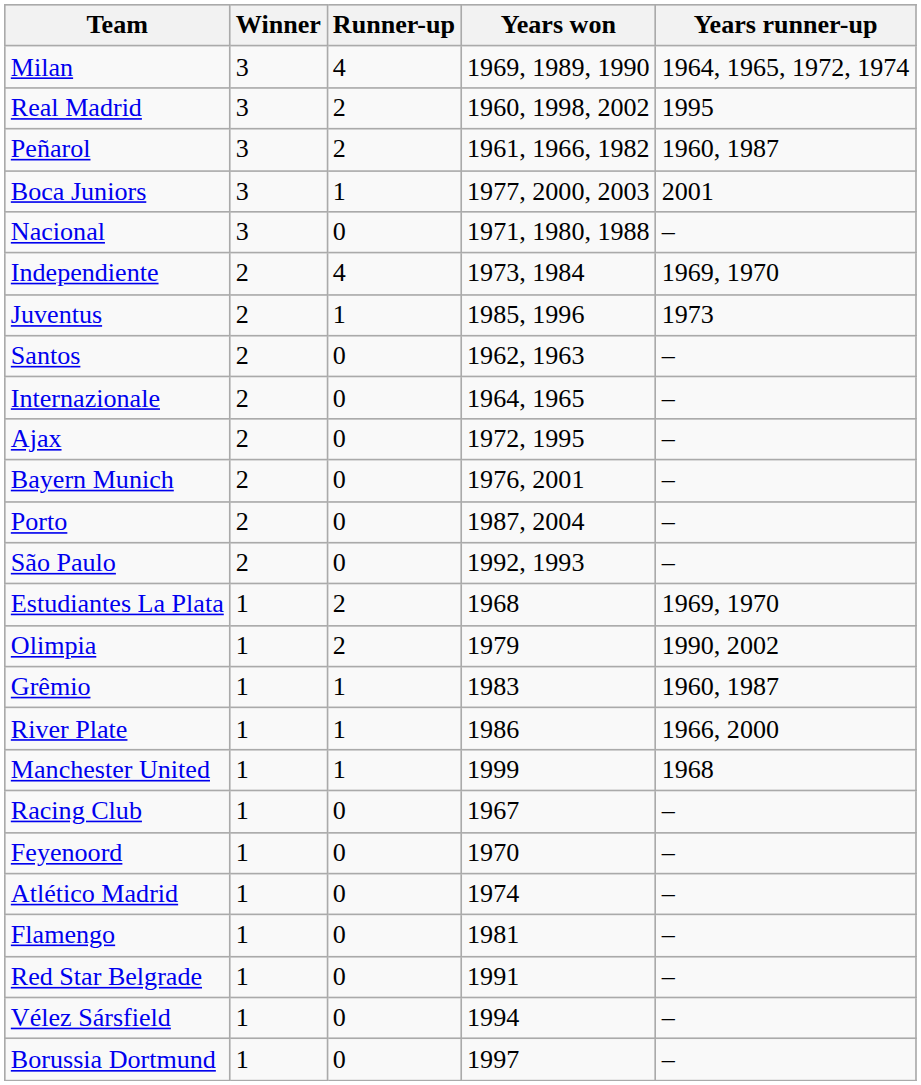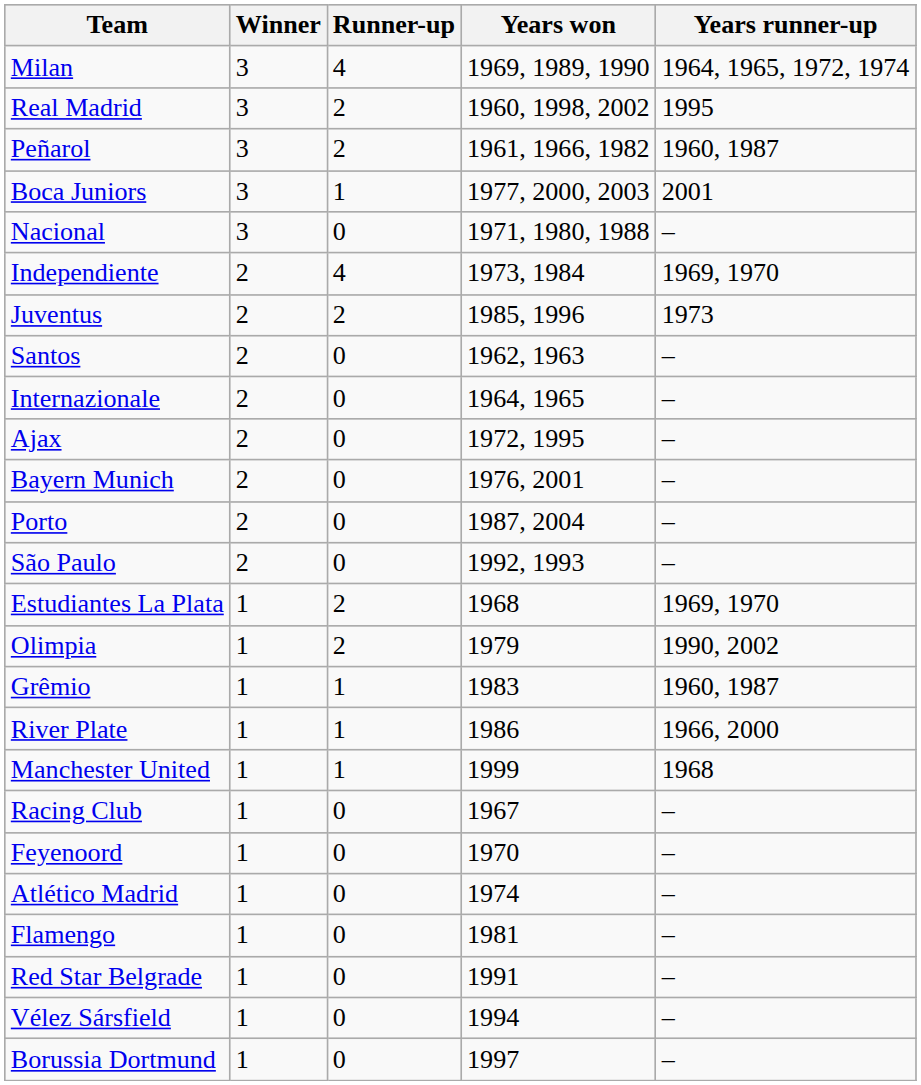(339, 314) 1 -> (339, 314) 2
